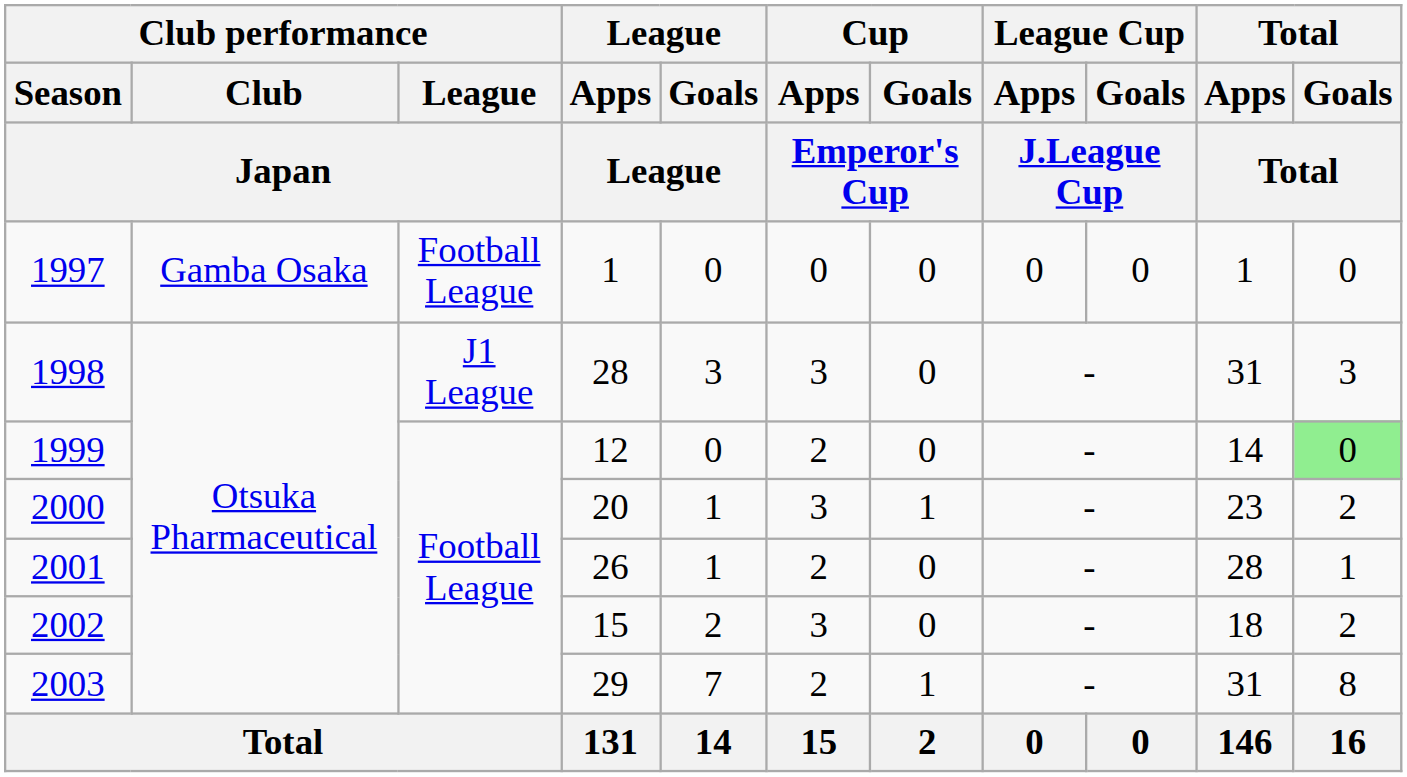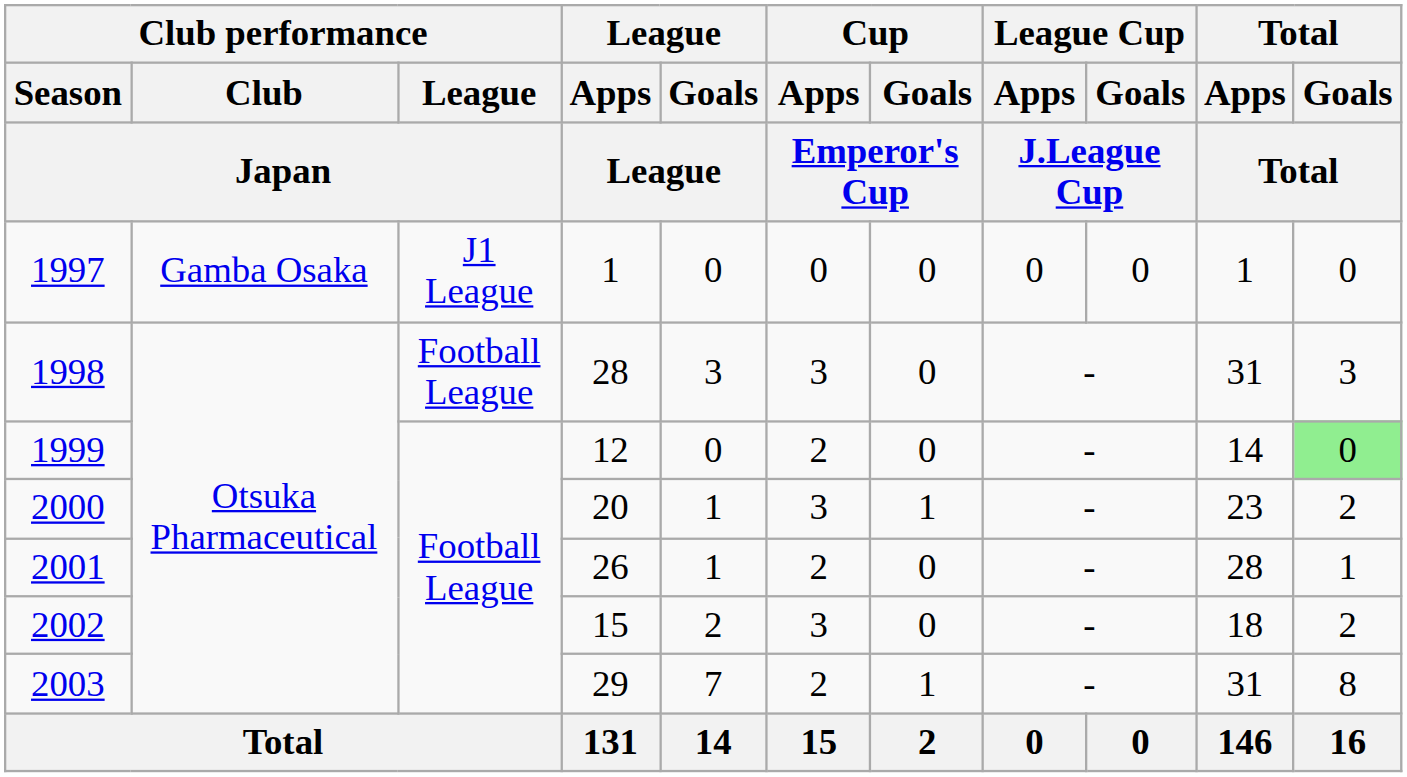(479, 270) Football League -> (479, 270) J1 League
(479, 370) J1 League -> (479, 370) Football League
